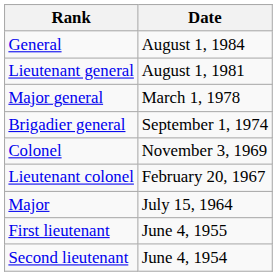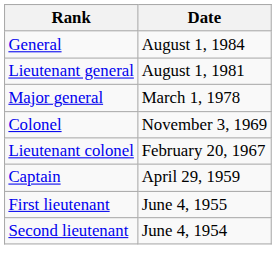- row: (67, 124)
- row: (29, 204)
+ row: (35, 177)
